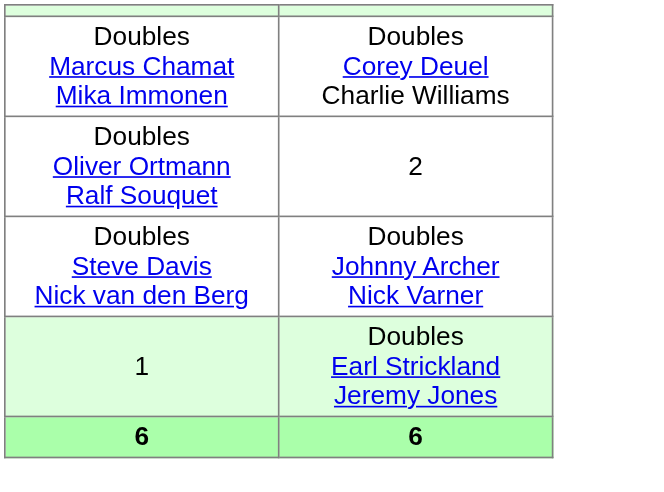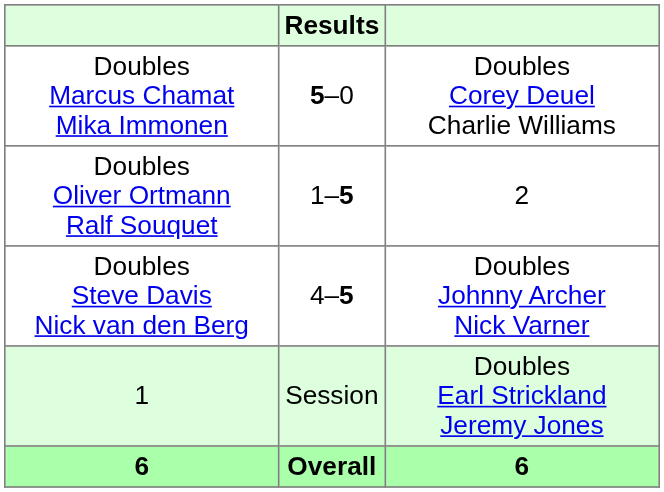+ column: (332, 24)
